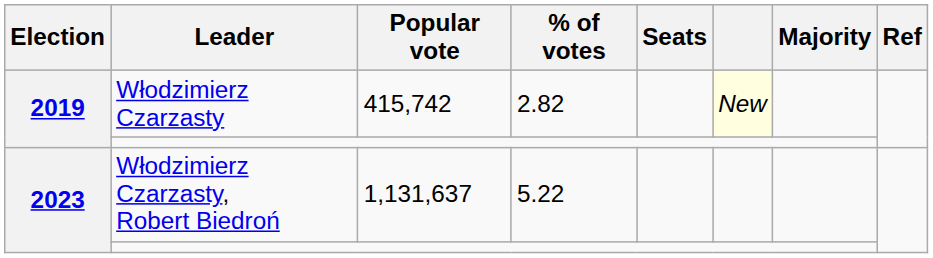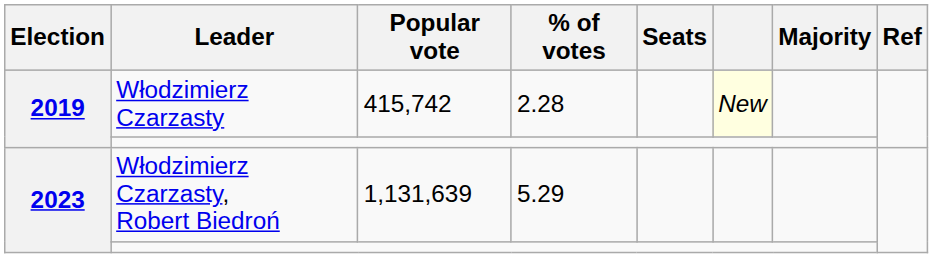(541, 103) 2.82 -> (541, 103) 2.28
(418, 194) 1,131,637 -> (418, 194) 1,131,639
(541, 194) 5.22 -> (541, 194) 5.29
